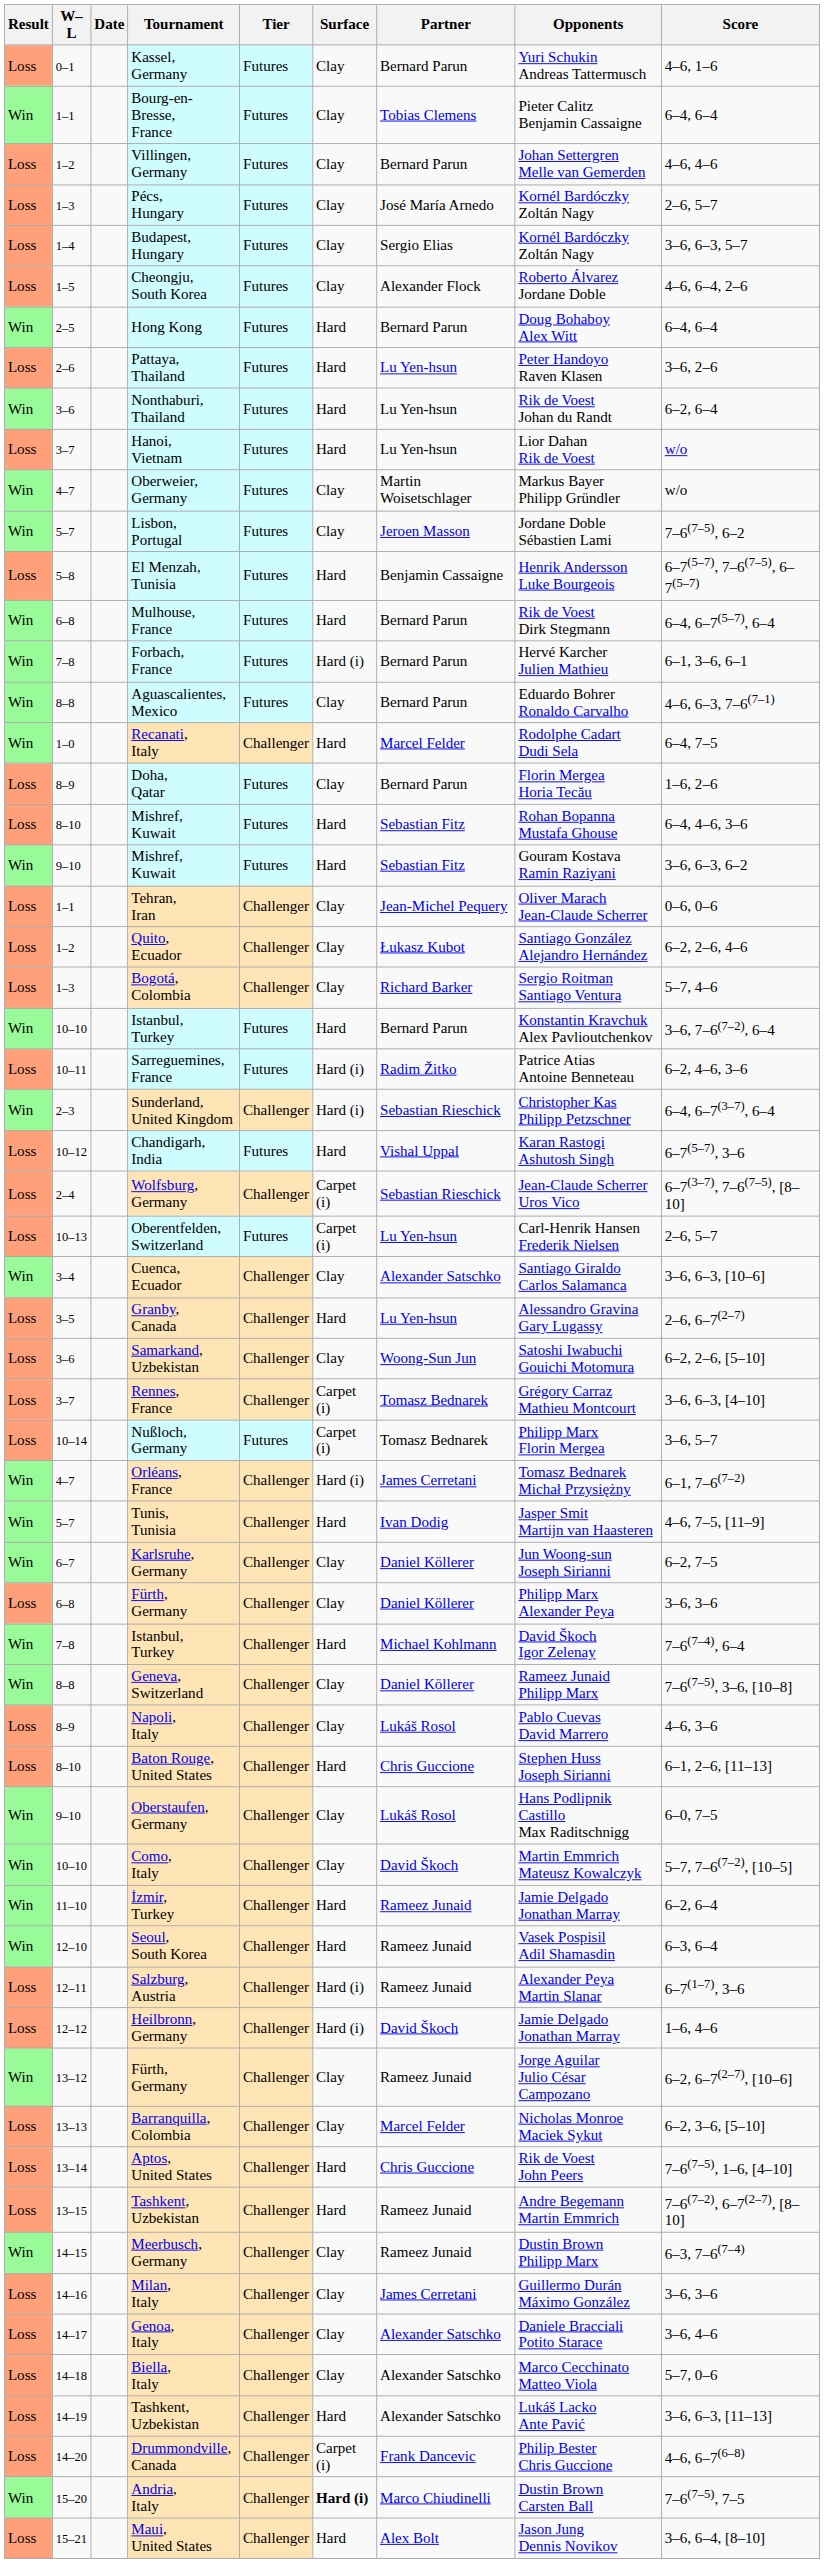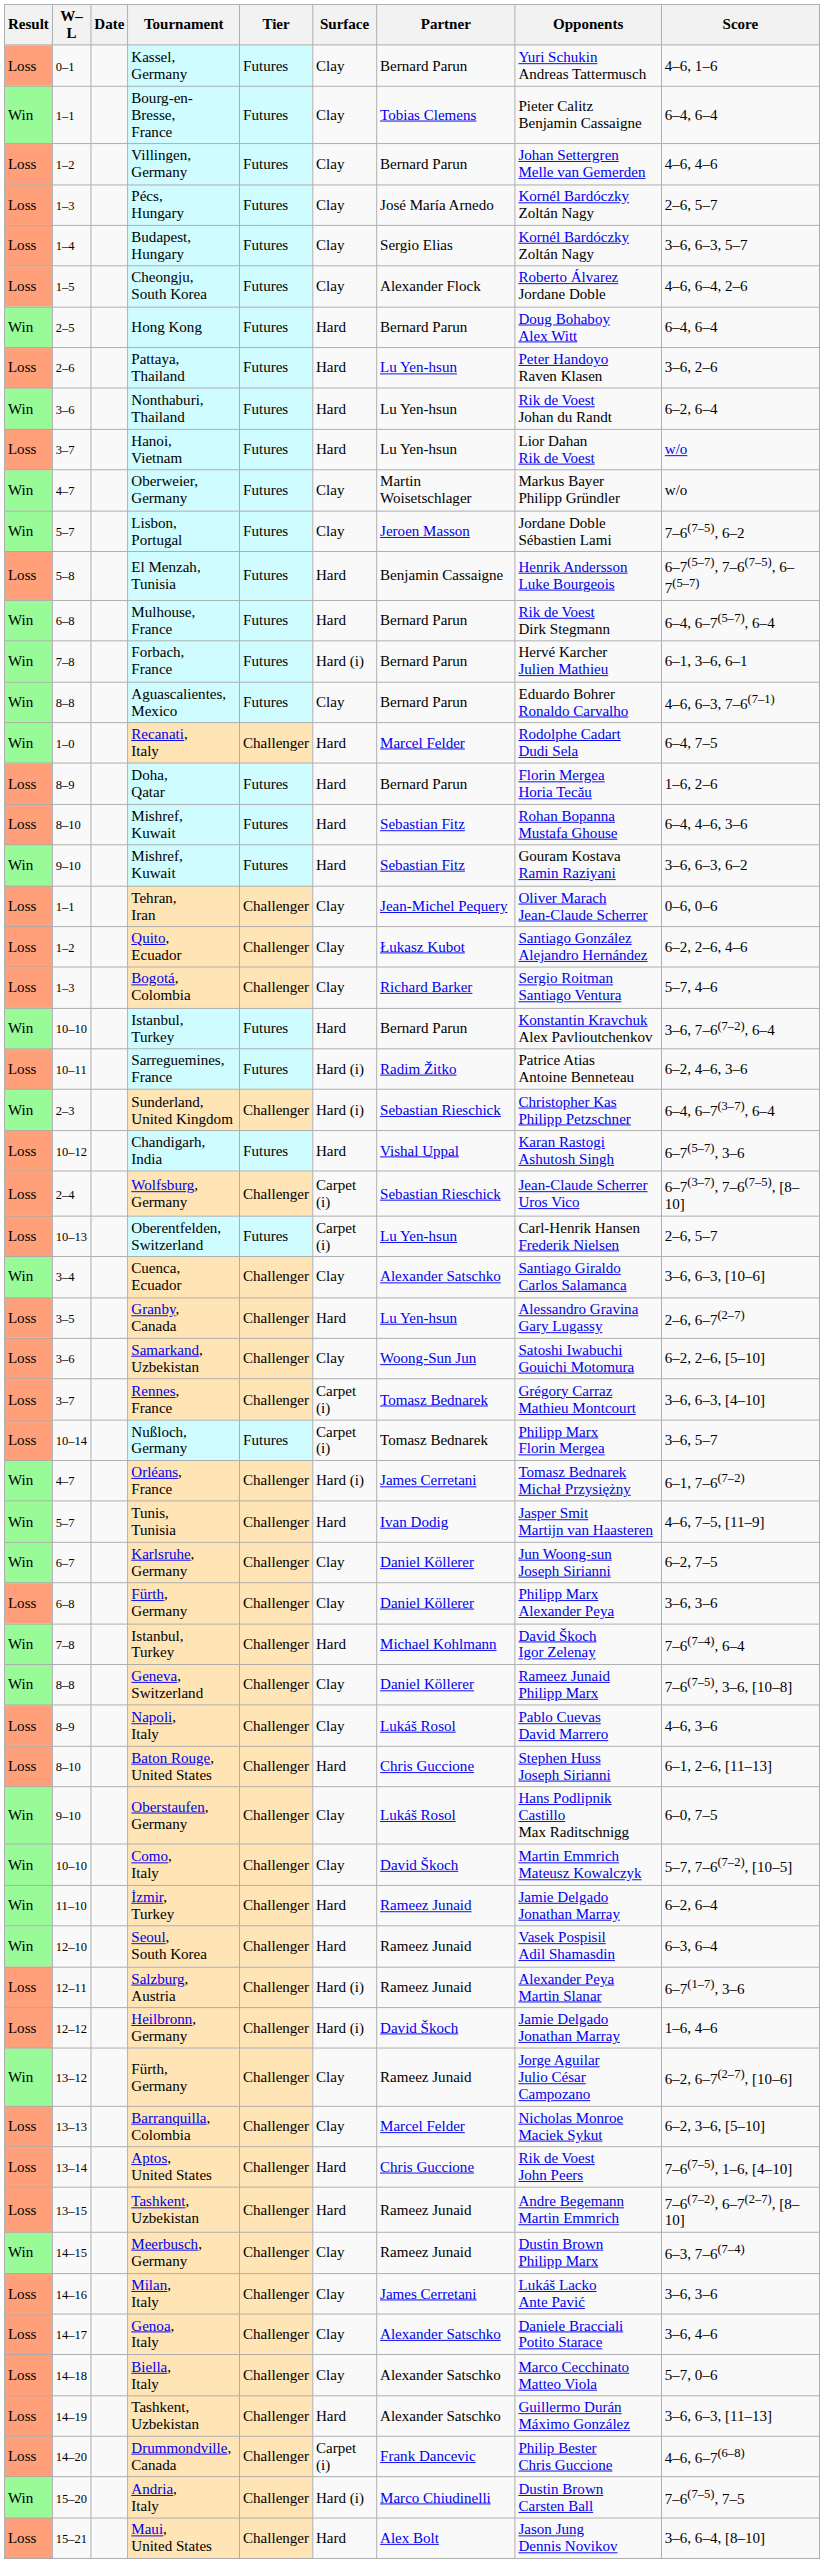(330, 783) Clay -> (331, 783) Hard
(574, 2293) Guillermo Durán Máximo González -> (557, 2293) Lukáš Lacko Ante Pavić
(557, 2415) Lukáš Lacko Ante Pavić -> (574, 2415) Guillermo Durán Máximo González
(342, 2497) bold -> (340, 2497) normal
